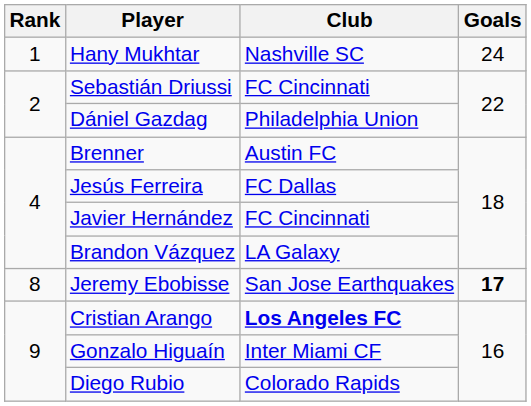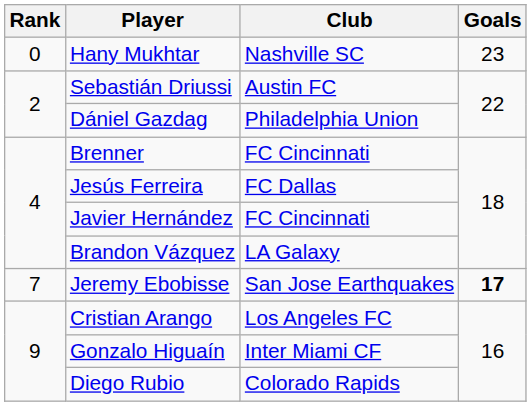(35, 53) 1 -> (35, 53) 0
(493, 53) 24 -> (493, 53) 23
(307, 86) FC Cincinnati -> (291, 86) Austin FC
(291, 152) Austin FC -> (307, 152) FC Cincinnati
(35, 284) 8 -> (35, 284) 7
(323, 317) bold -> (318, 317) normal
